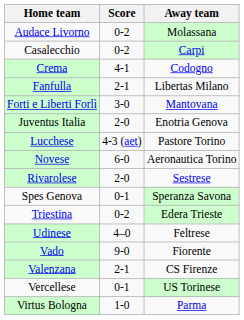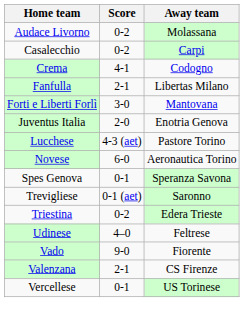- row: (52, 178)
+ row: (52, 196)
- row: (52, 305)
